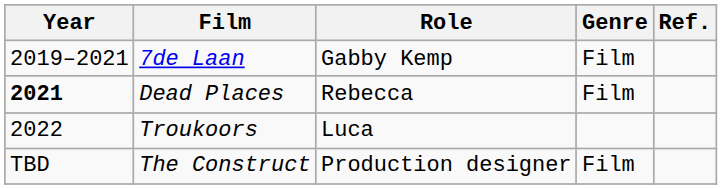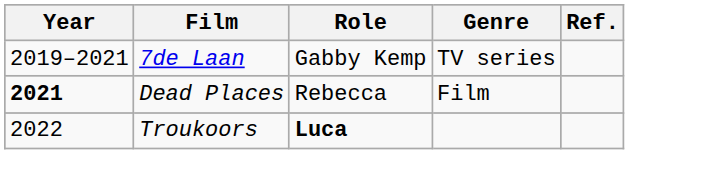(608, 59) Film -> (496, 59) TV series
(347, 130) normal -> (321, 130) bold
- row: (225, 166)
